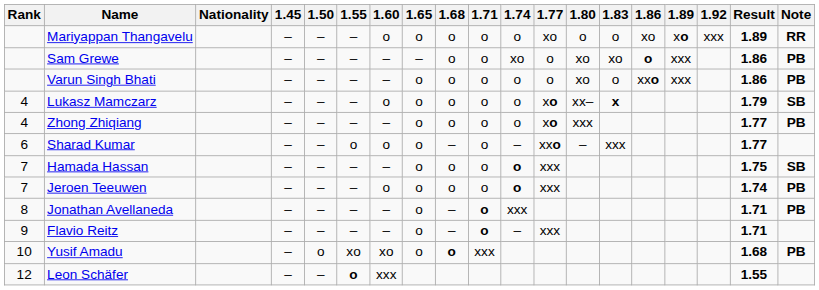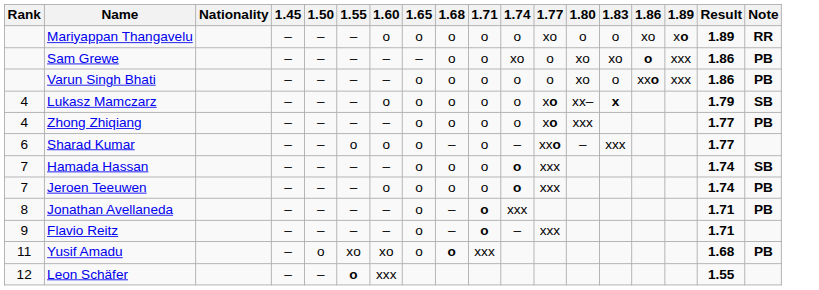- column: (714, 15)
(754, 166) 1.75 -> (721, 166) 1.74
(24, 252) 10 -> (24, 252) 11
